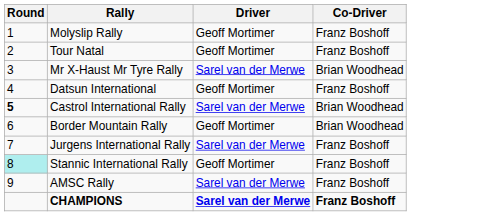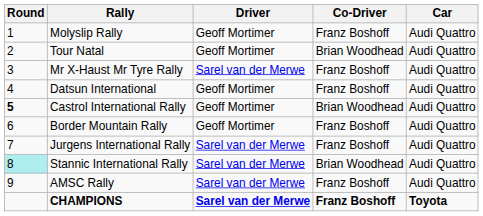+ column: (442, 13)
(352, 51) Franz Boshoff -> (360, 51) Brian Woodhead
(360, 70) Brian Woodhead -> (352, 70) Franz Boshoff
(250, 107) Sarel van der Merwe -> (235, 107) Geoff Mortimer
(360, 126) Brian Woodhead -> (352, 126) Franz Boshoff
(235, 164) Geoff Mortimer -> (250, 164) Sarel van der Merwe
(352, 164) Franz Boshoff -> (360, 164) Brian Woodhead
